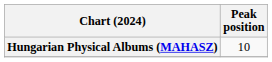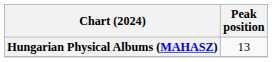(244, 47) 10 -> (244, 47) 13
